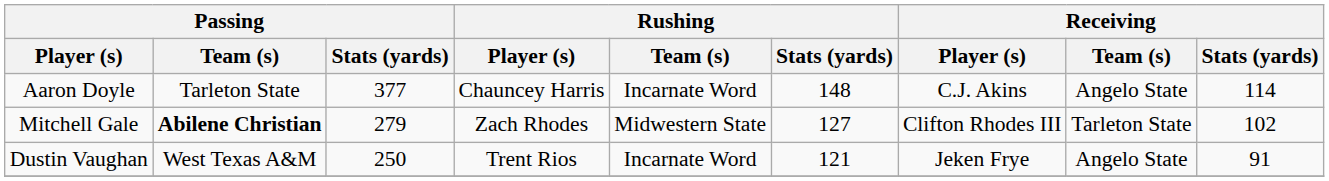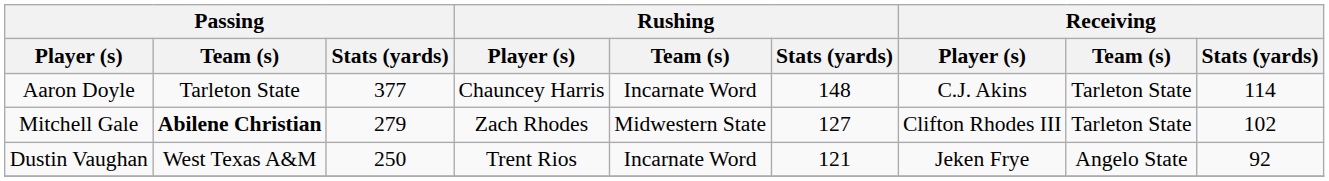(1131, 90) Angelo State -> (1131, 90) Tarleton State
(1260, 158) 91 -> (1260, 158) 92
